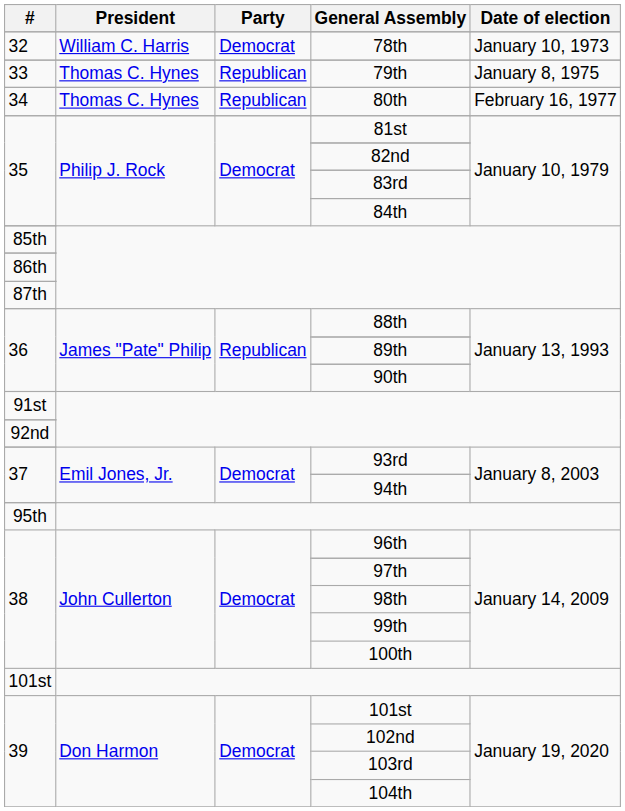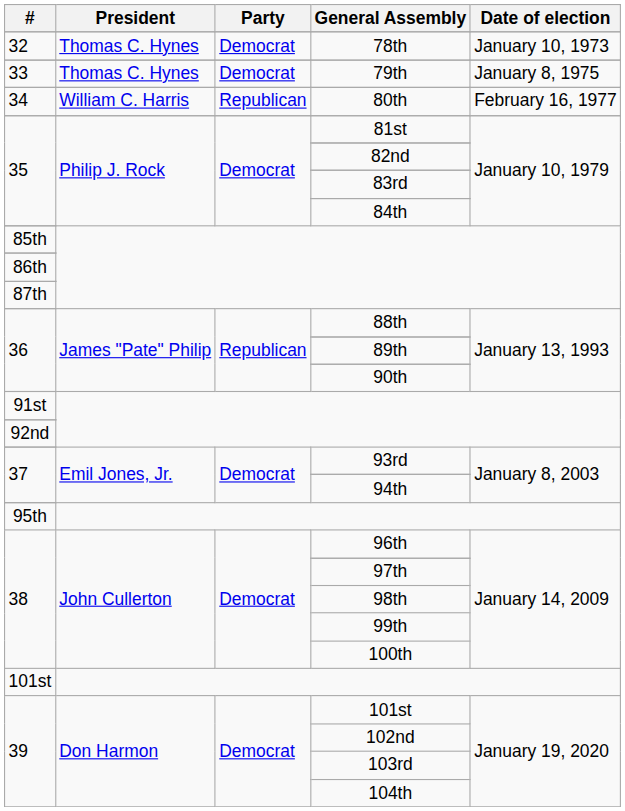(124, 45) William C. Harris -> (129, 45) Thomas C. Hynes
(263, 73) Republican -> (257, 73) Democrat
(129, 101) Thomas C. Hynes -> (124, 101) William C. Harris
